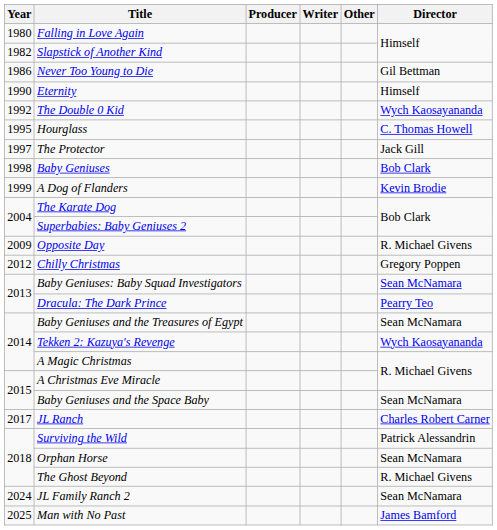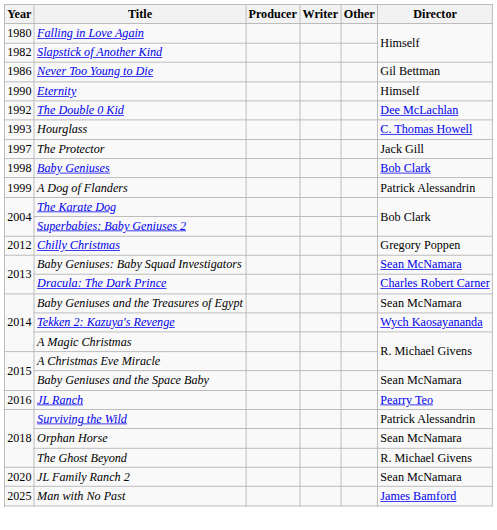(431, 110) Wych Kaosayananda -> (419, 110) Dee McLachlan
(19, 129) 1995 -> (19, 129) 1993
(413, 187) Kevin Brodie -> (428, 187) Patrick Alessandrin
- row: (71, 245)
(407, 303) Pearry Teo -> (435, 284) Charles Robert Carner
(19, 419) 2017 -> (19, 399) 2016
(435, 419) Charles Robert Carner -> (407, 399) Pearry Teo
(19, 496) 2024 -> (19, 476) 2020
